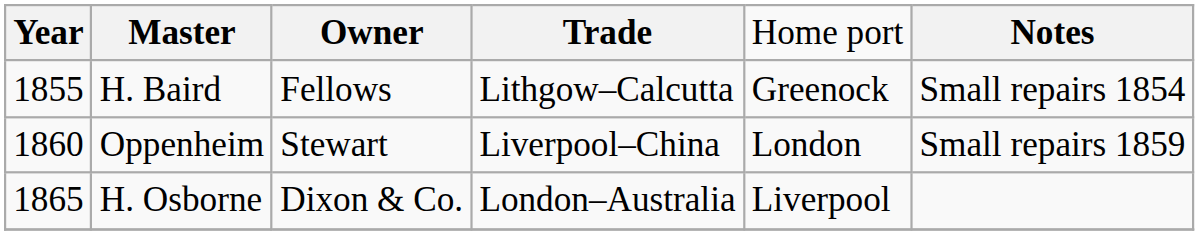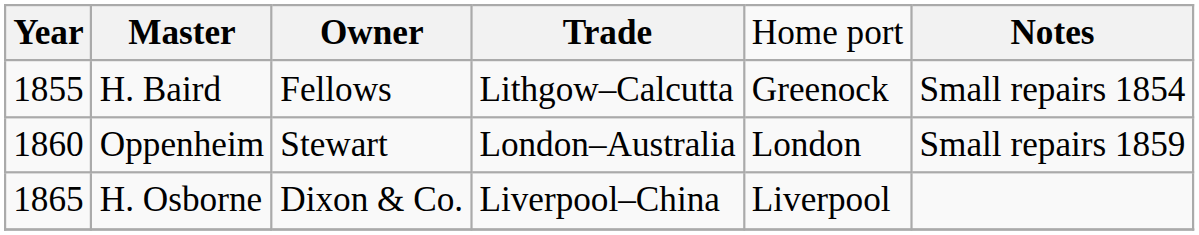(600, 144) Liverpool–China -> (607, 144) London–Australia
(607, 199) London–Australia -> (600, 199) Liverpool–China
